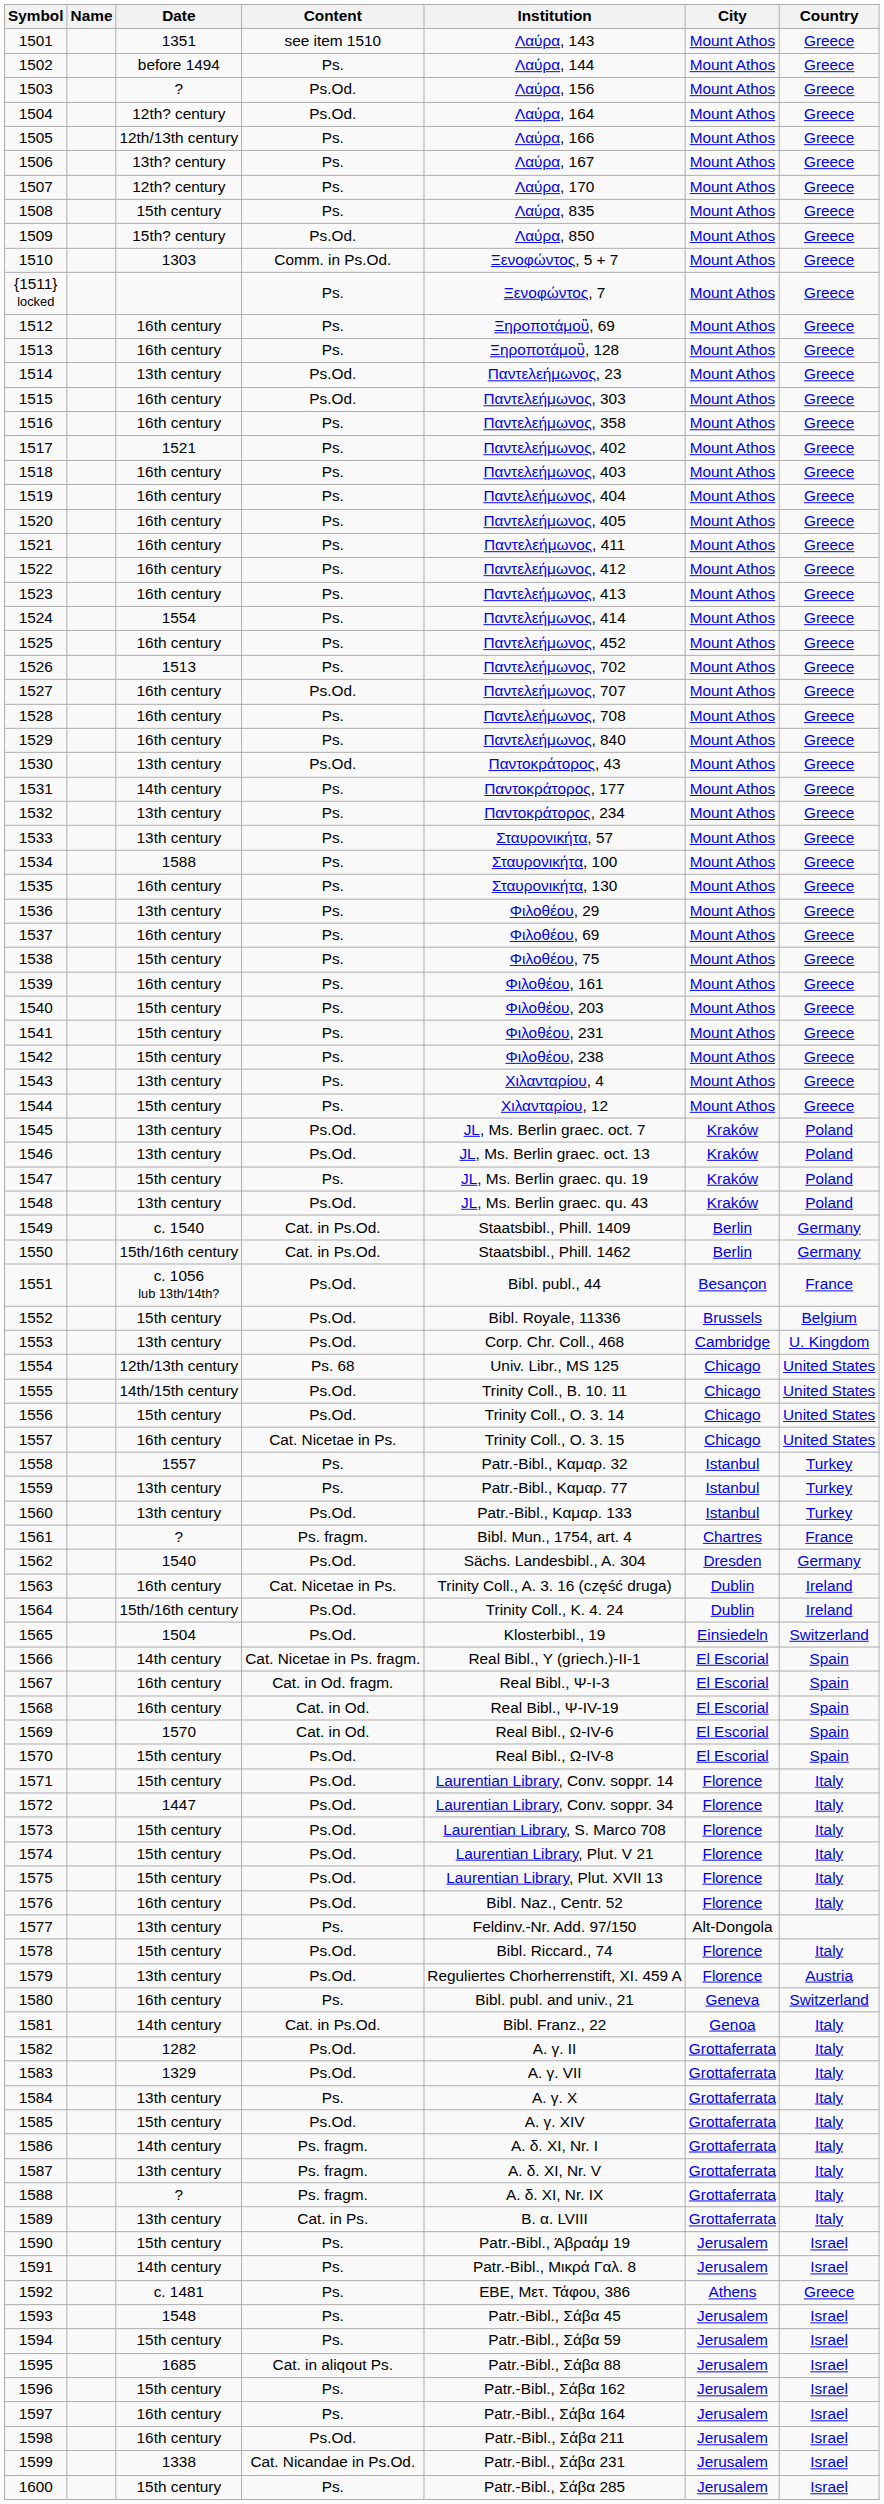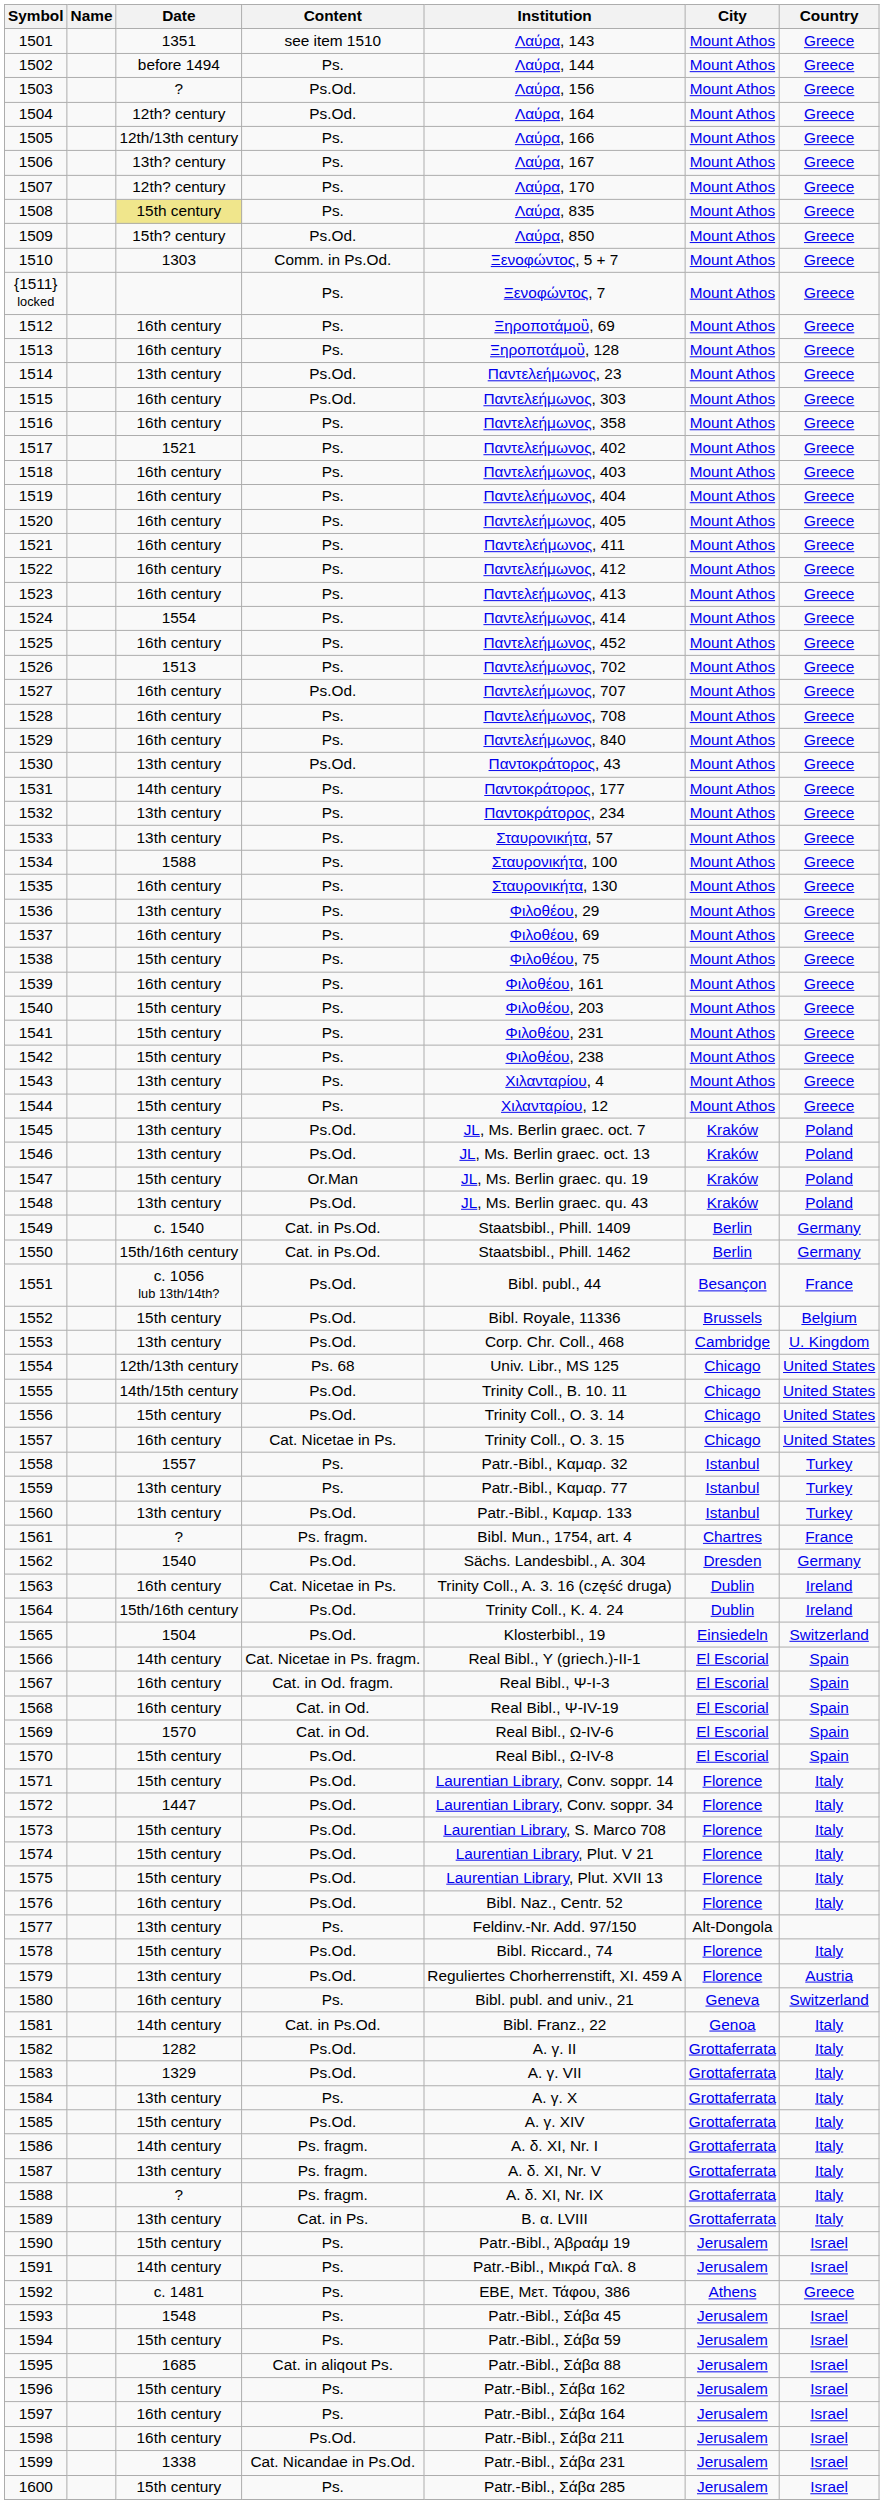(179, 211) no background -> (179, 211) khaki background
(333, 1178) Ps. -> (333, 1178) Or.Man
